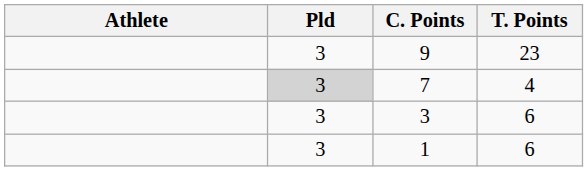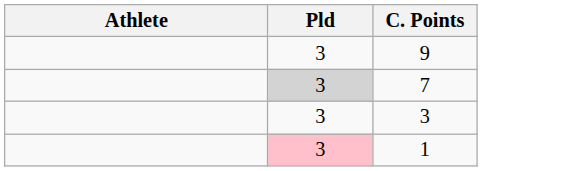- column: (530, 20)
(320, 149) no background -> (320, 149) pink background
